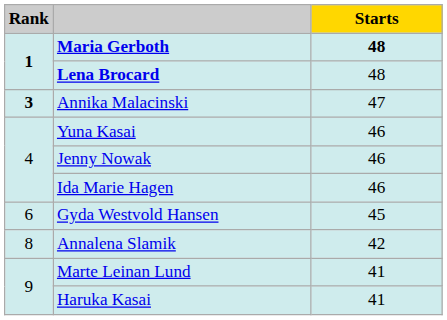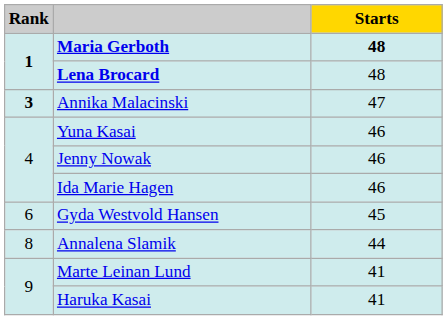(377, 243) 42 -> (377, 243) 44
